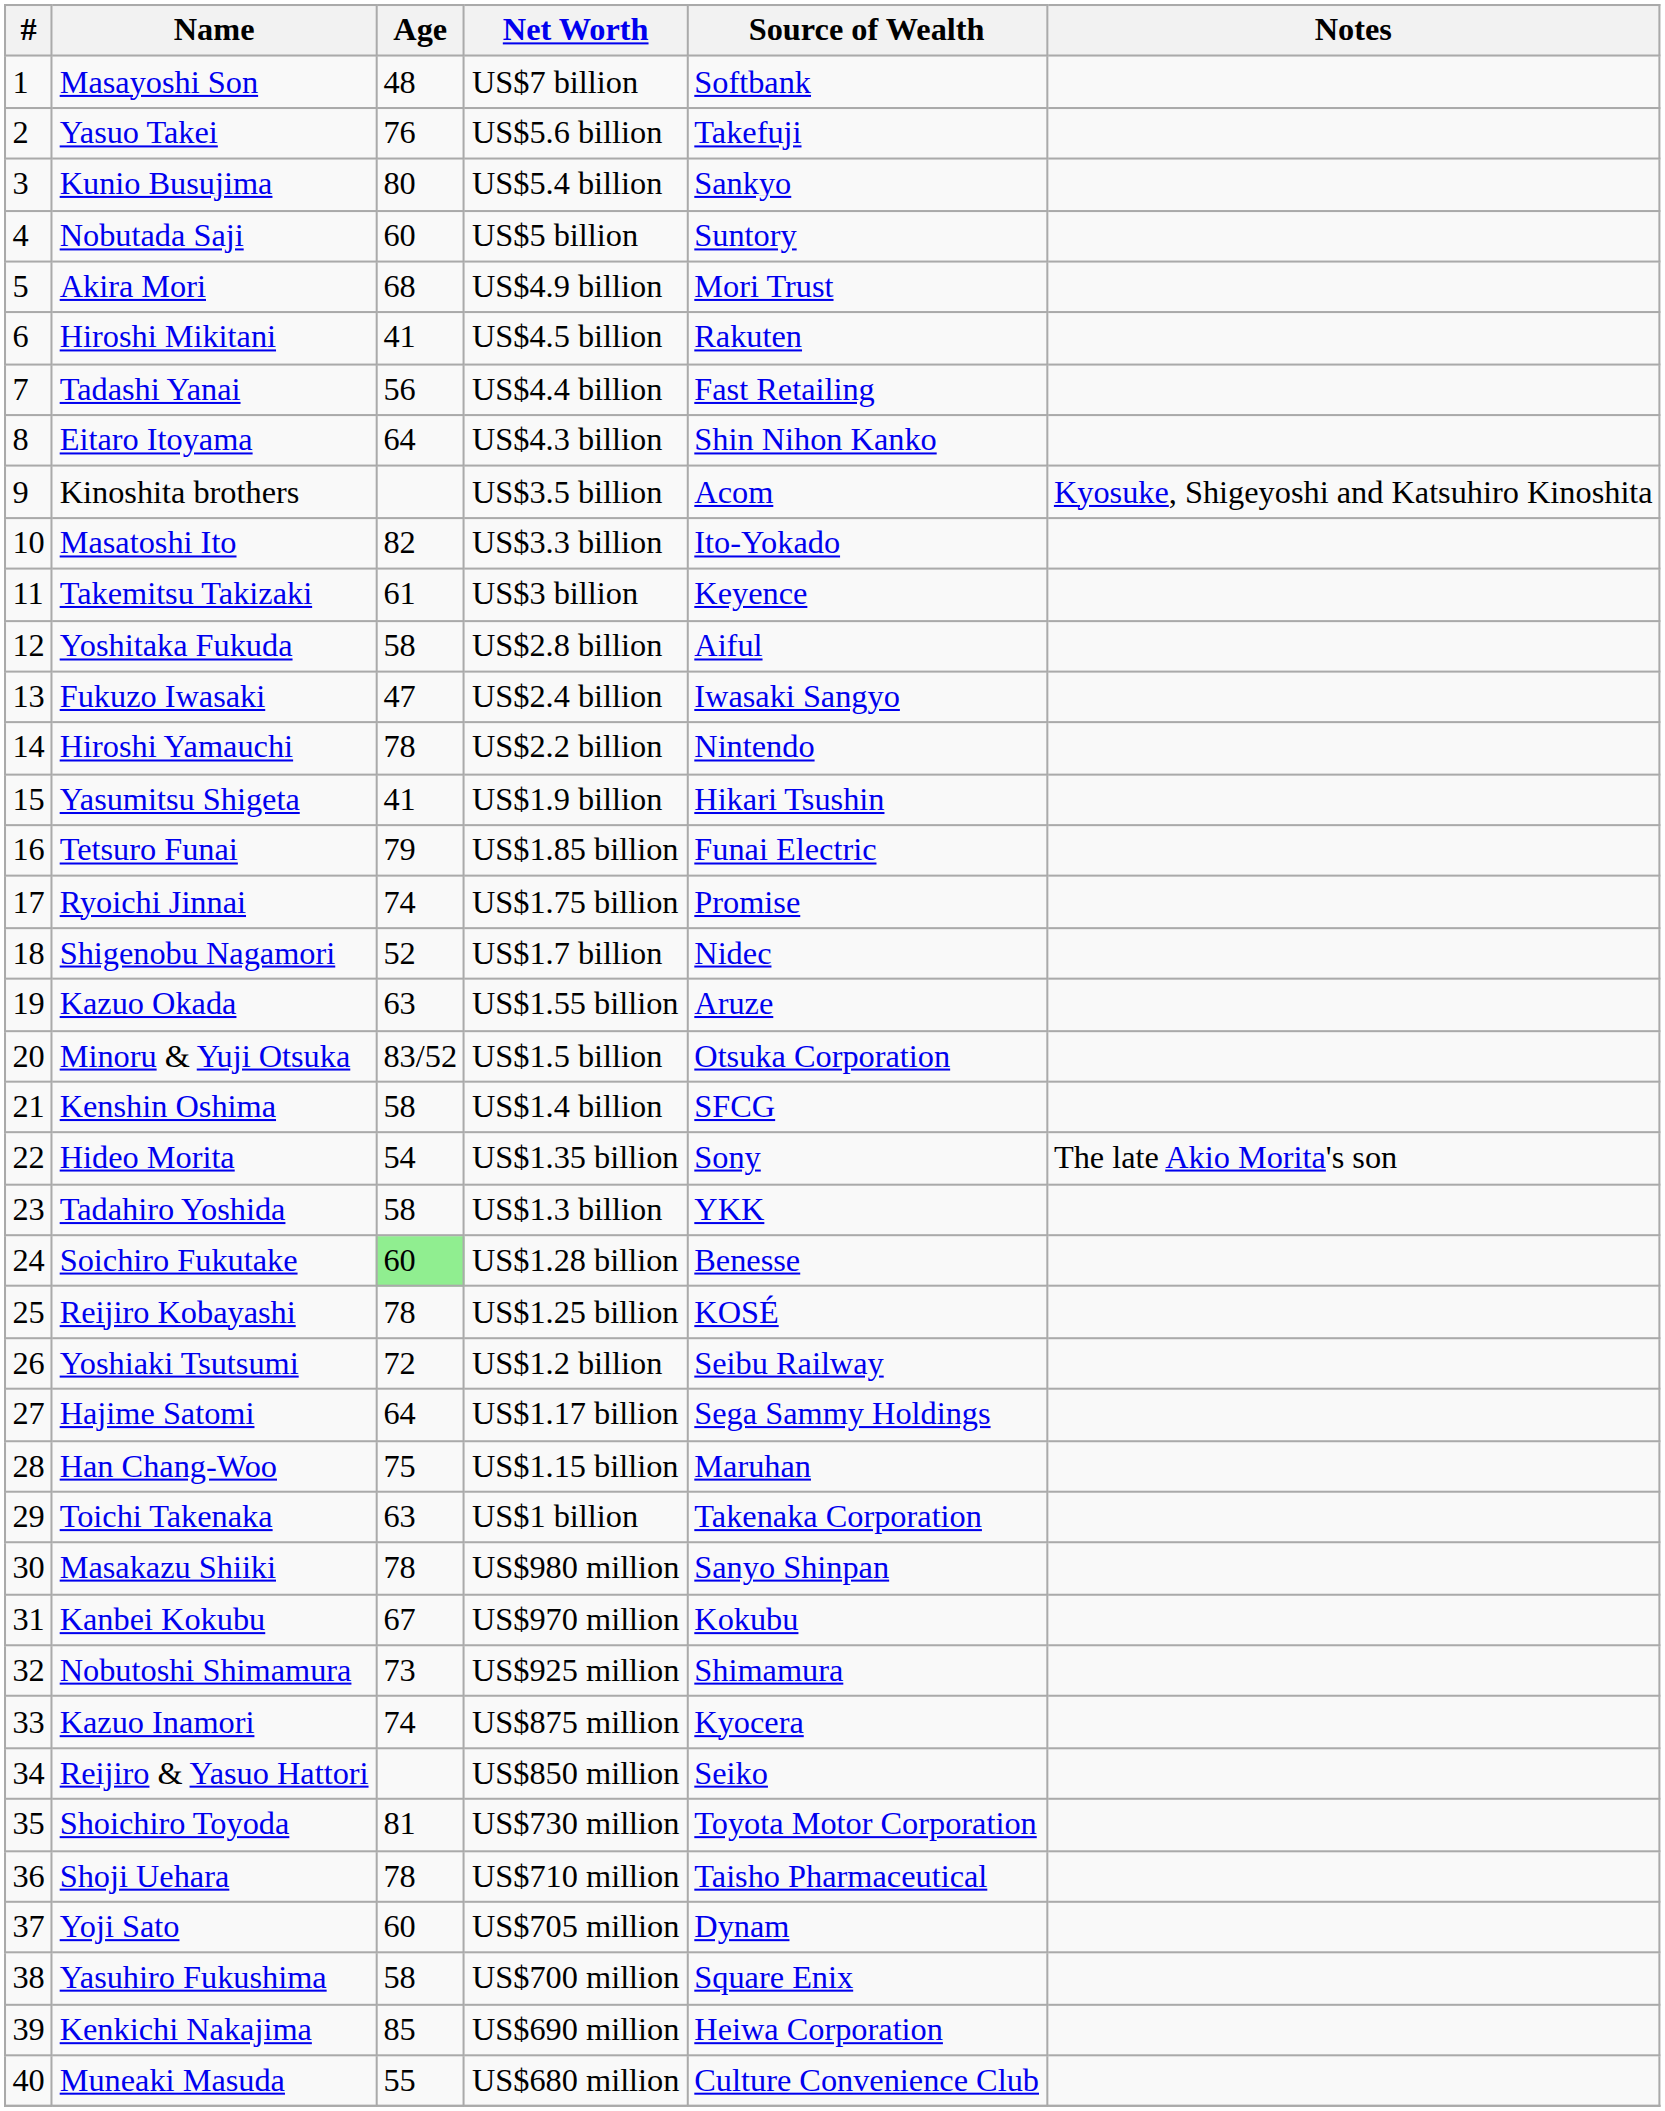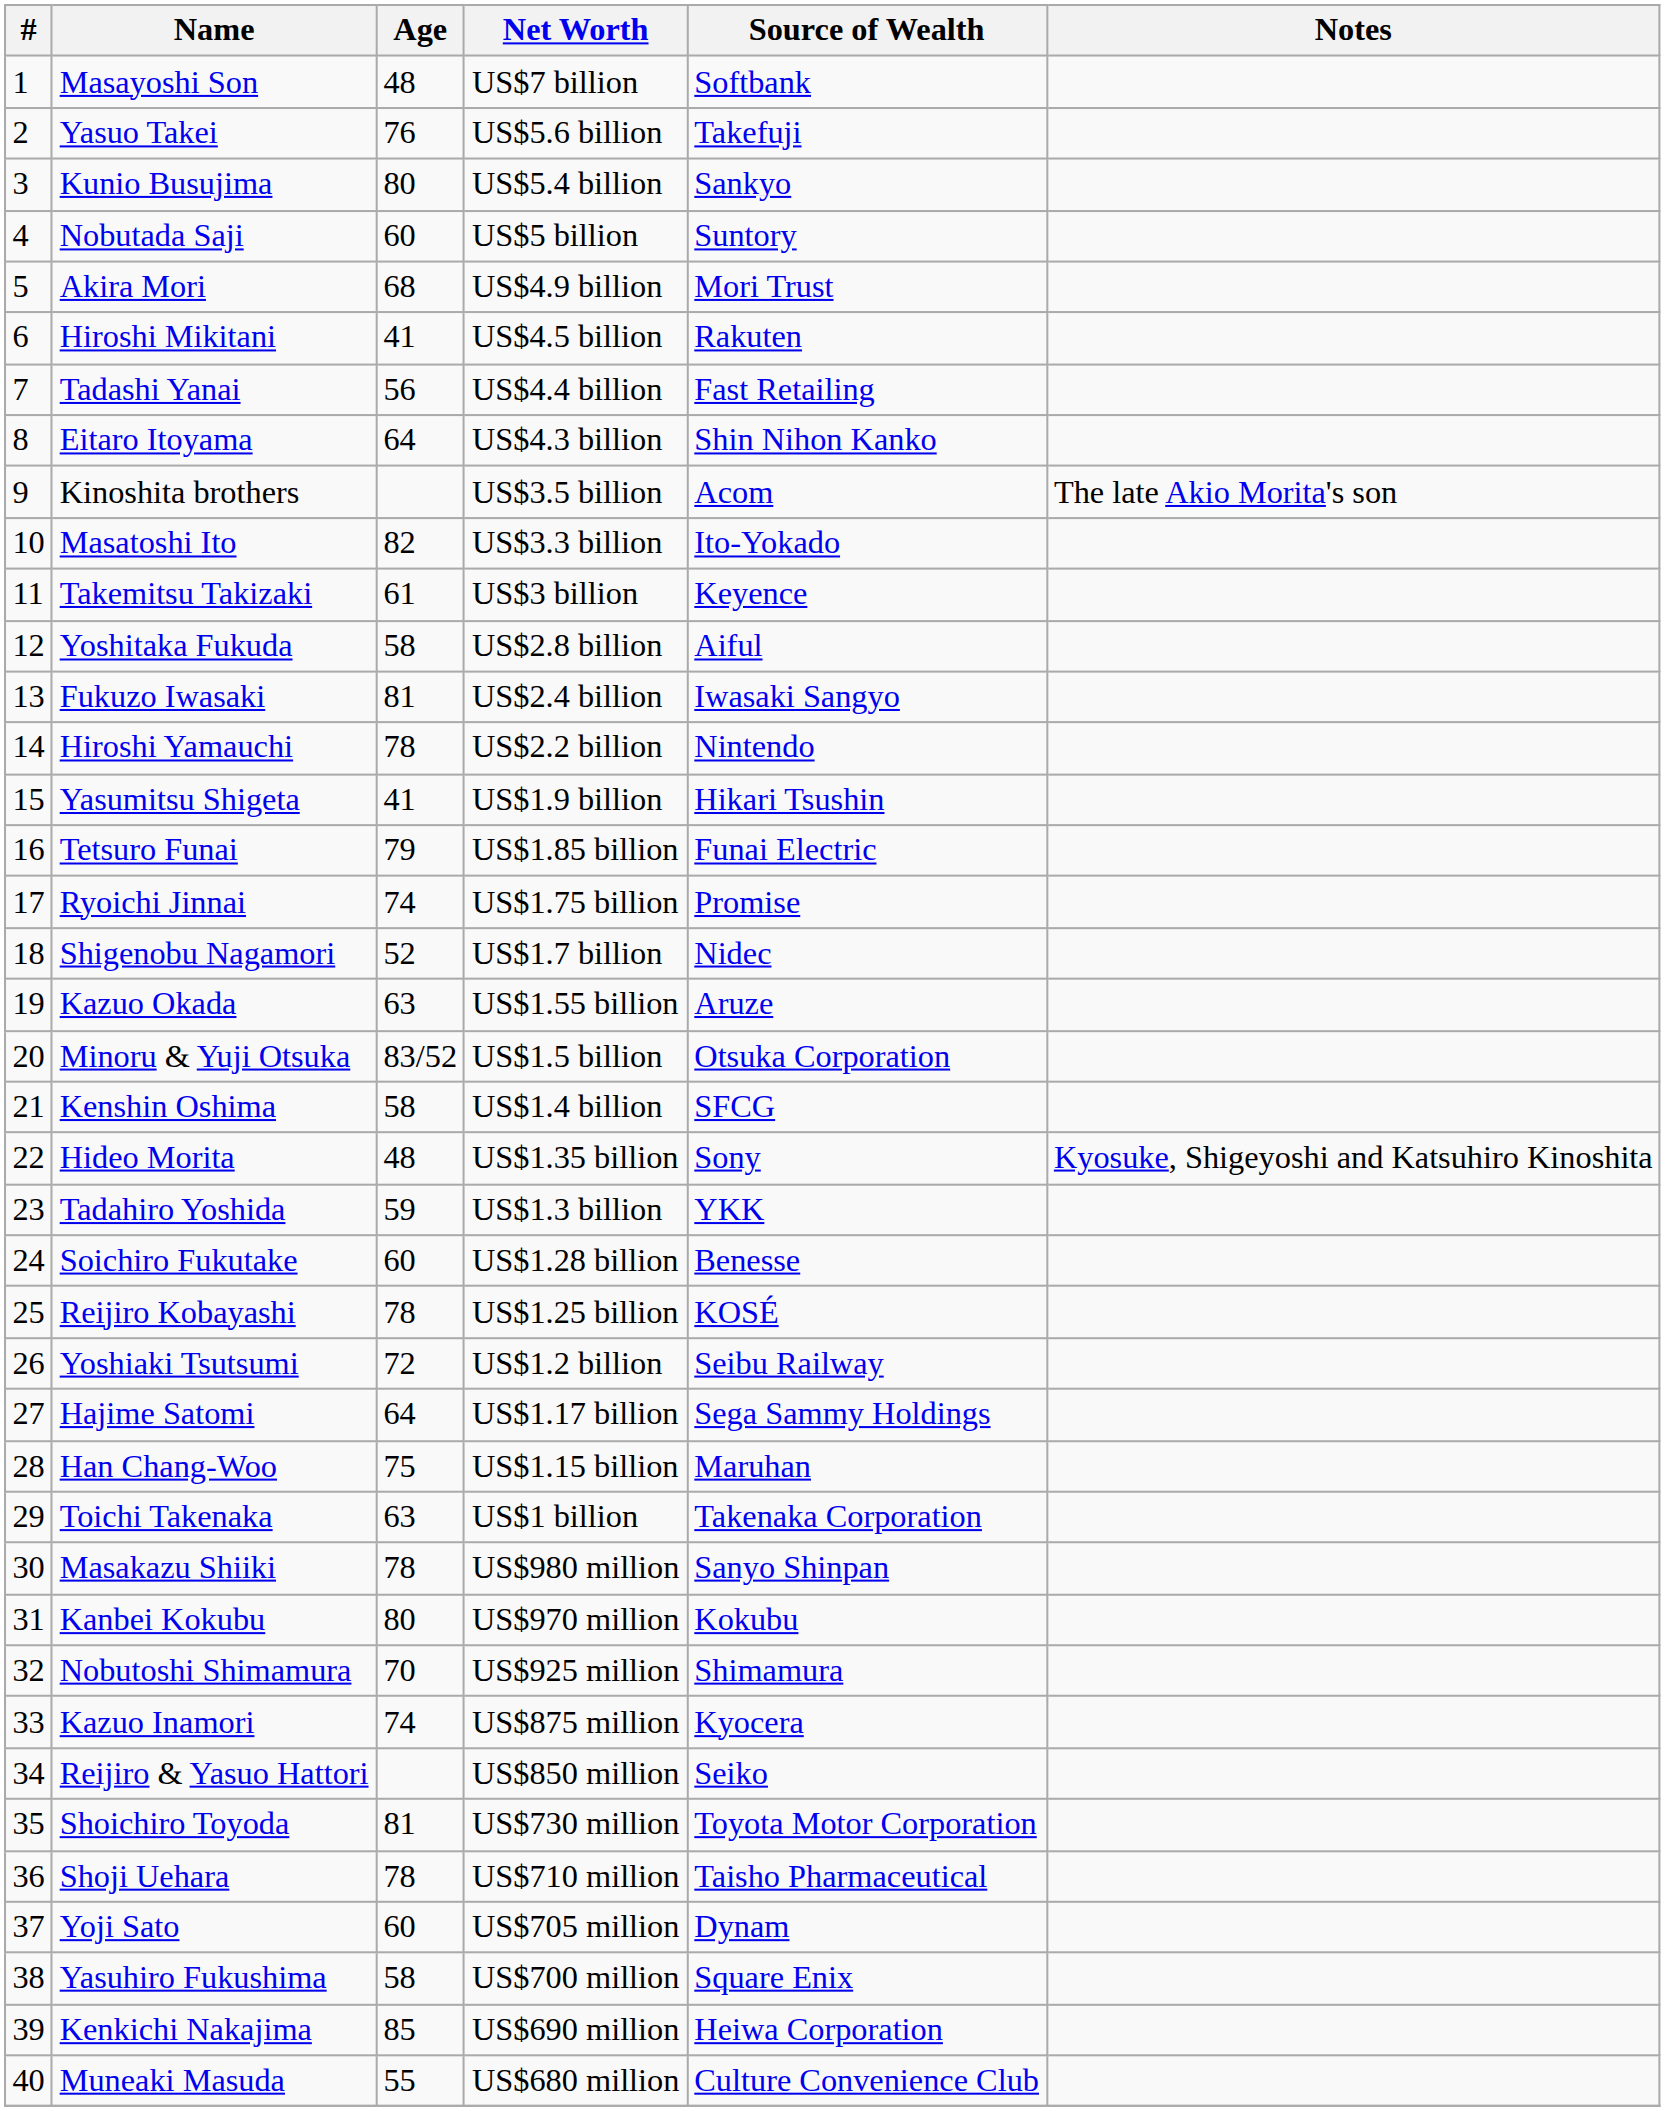(1353, 491) Kyosuke, Shigeyoshi and Katsuhiro Kinoshita -> (1226, 491) The late Akio Morita's son
(400, 696) 47 -> (400, 696) 81
(400, 1157) 54 -> (400, 1157) 48
(1226, 1157) The late Akio Morita's son -> (1353, 1157) Kyosuke, Shigeyoshi and Katsuhiro Kinoshita
(400, 1209) 58 -> (400, 1209) 59
(400, 1260) lightgreen background -> (400, 1260) no background
(400, 1619) 67 -> (400, 1619) 80
(400, 1670) 73 -> (400, 1670) 70
